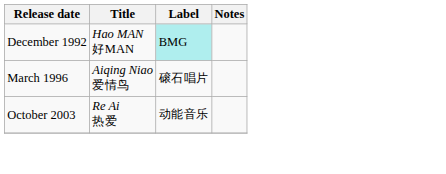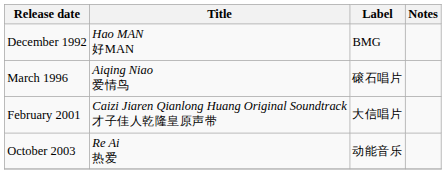(173, 42) paleturquoise background -> (367, 42) no background
+ row: (44, 114)
